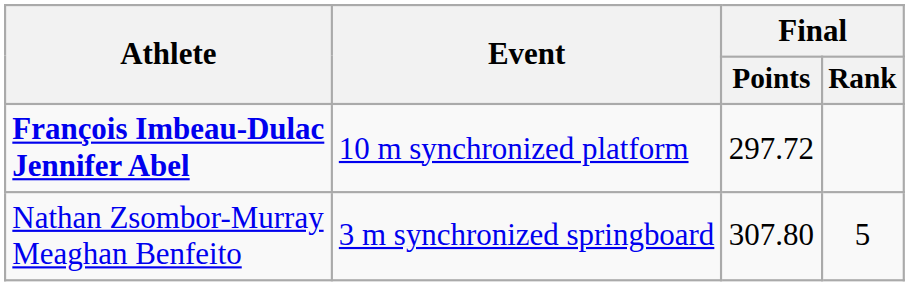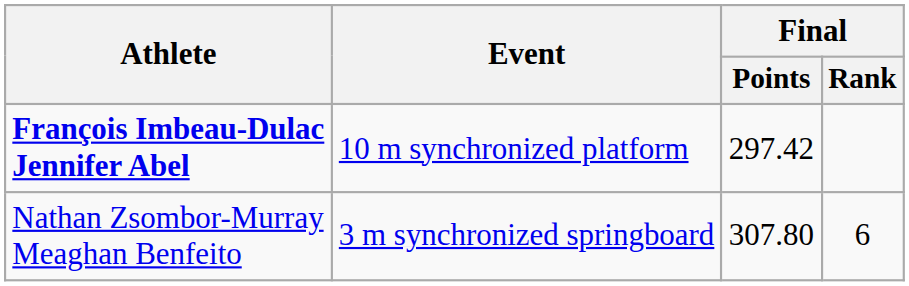(771, 148) 297.72 -> (771, 148) 297.42
(862, 235) 5 -> (862, 235) 6
